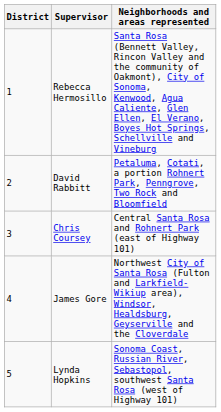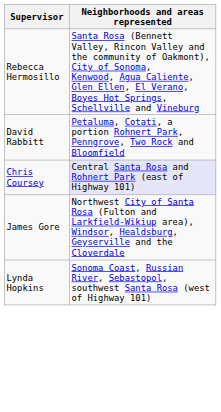- column: (28, 17)
(162, 233) no background -> (130, 177) lavender background
